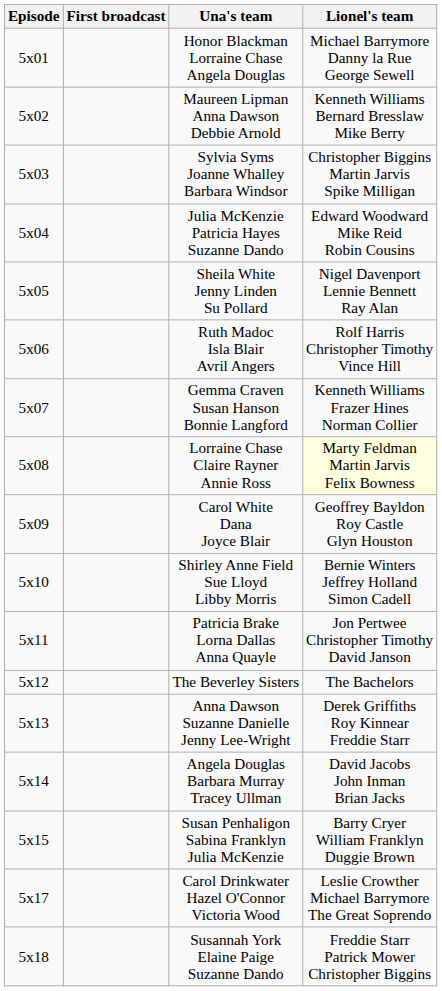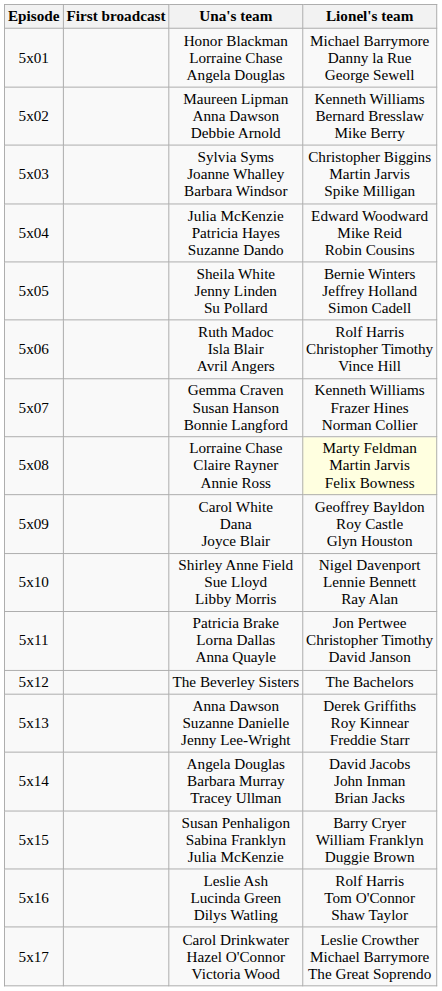(370, 290) Nigel Davenport Lennie Bennett Ray Alan -> (370, 290) Bernie Winters Jeffrey Holland Simon Cadell
(370, 582) Bernie Winters Jeffrey Holland Simon Cadell -> (370, 582) Nigel Davenport Lennie Bennett Ray Alan
+ row: (236, 898)
- row: (236, 956)
